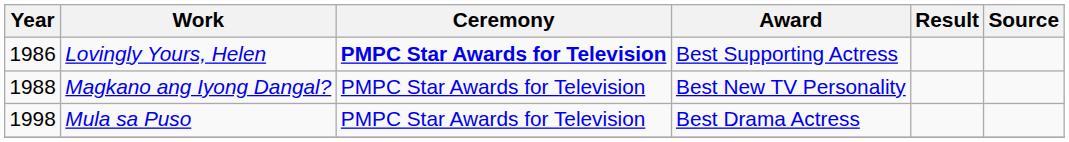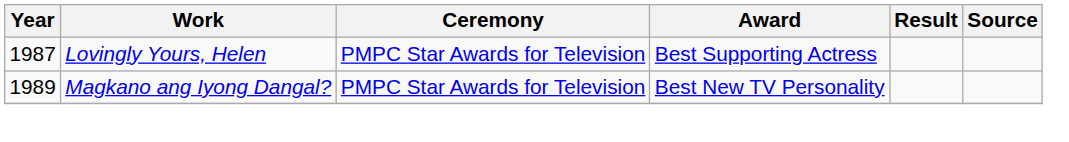(33, 53) 1986 -> (33, 53) 1987
(504, 53) bold -> (493, 53) normal
(33, 86) 1988 -> (33, 86) 1989
- row: (128, 119)
